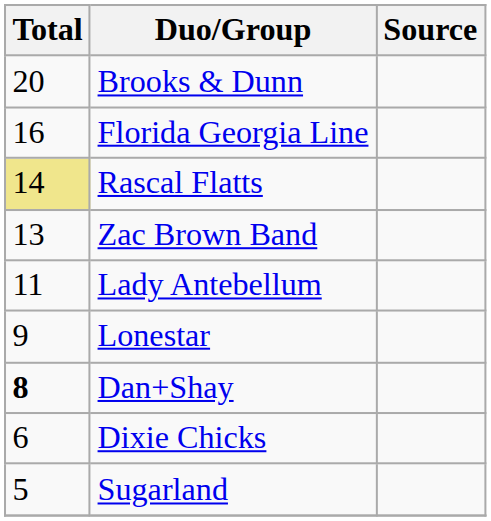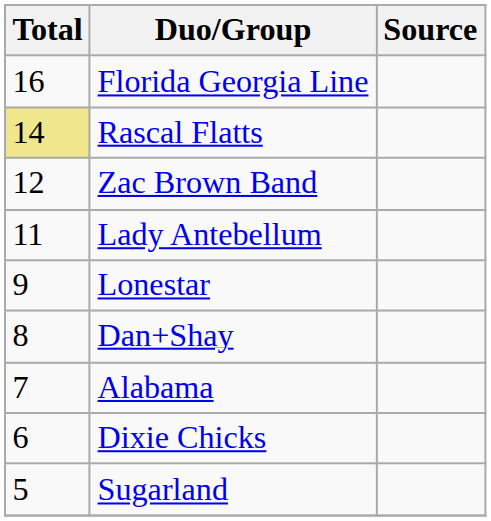- row: (200, 81)
(28, 234) 13 -> (28, 183) 12
(20, 387) bold -> (20, 336) normal
+ row: (156, 387)
